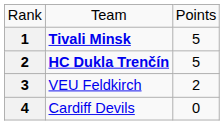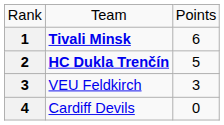(196, 39) 5 -> (196, 39) 6
(196, 85) 2 -> (196, 85) 3
